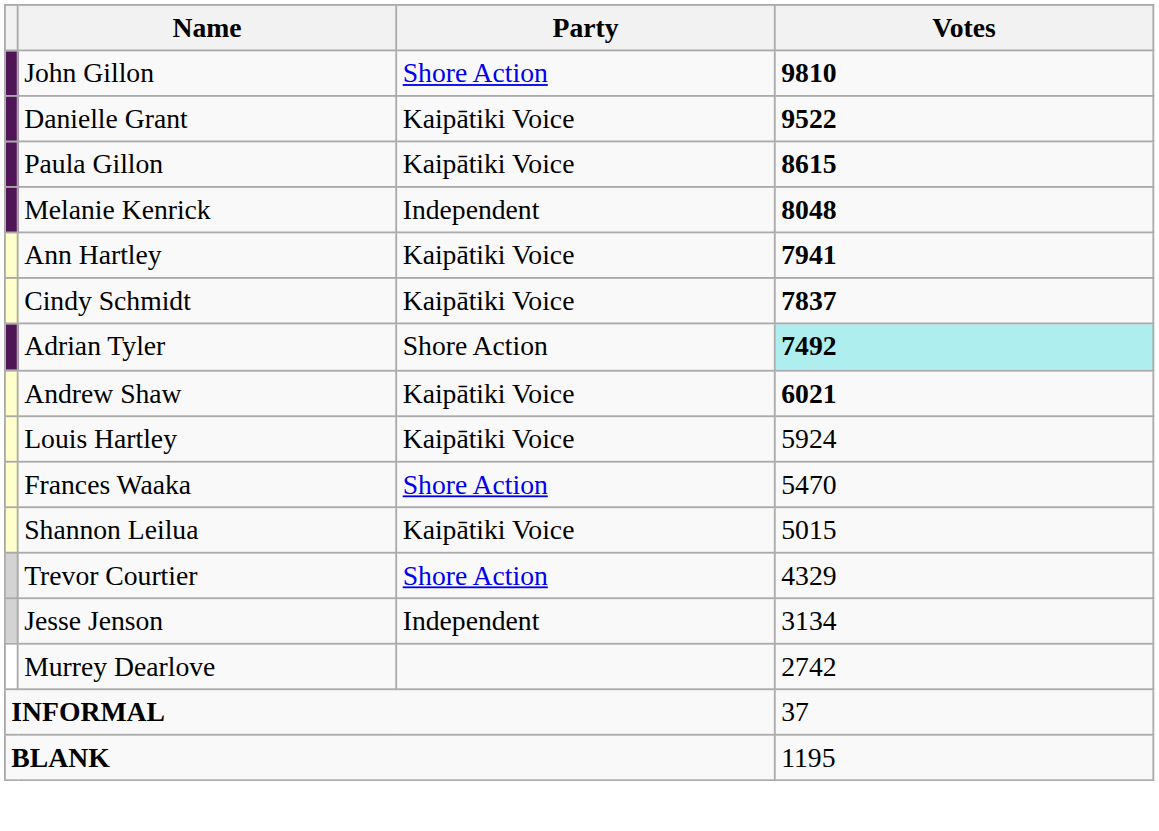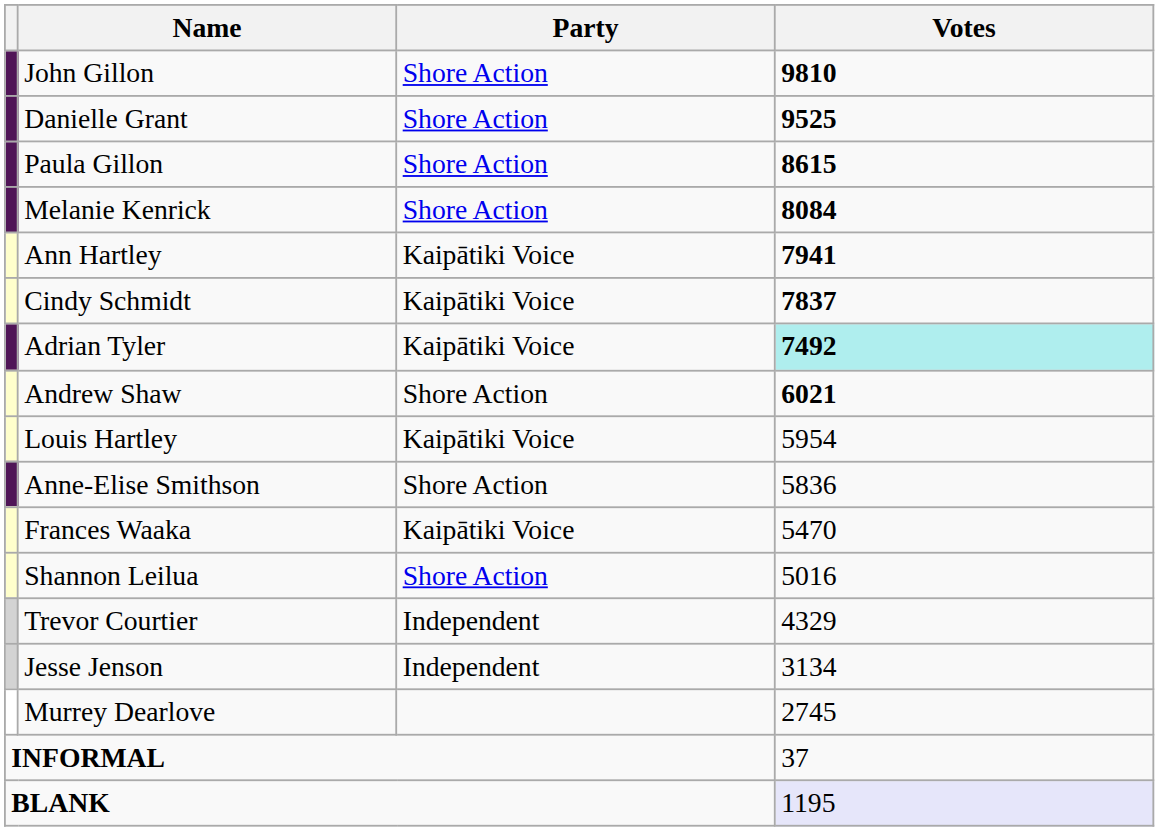(489, 118) Kaipātiki Voice -> (475, 118) Shore Action
(809, 118) 9522 -> (809, 118) 9525
(489, 164) Kaipātiki Voice -> (475, 164) Shore Action
(471, 209) Independent -> (475, 209) Shore Action
(809, 209) 8048 -> (809, 209) 8084
(475, 346) Shore Action -> (489, 346) Kaipātiki Voice
(489, 392) Kaipātiki Voice -> (475, 392) Shore Action
(809, 438) 5924 -> (809, 438) 5954
+ row: (142, 483)
(475, 483) Shore Action -> (489, 529) Kaipātiki Voice
(489, 529) Kaipātiki Voice -> (475, 574) Shore Action
(809, 529) 5015 -> (809, 574) 5016
(475, 574) Shore Action -> (471, 620) Independent
(809, 666) 2742 -> (809, 711) 2745
(808, 757) no background -> (808, 802) lavender background
